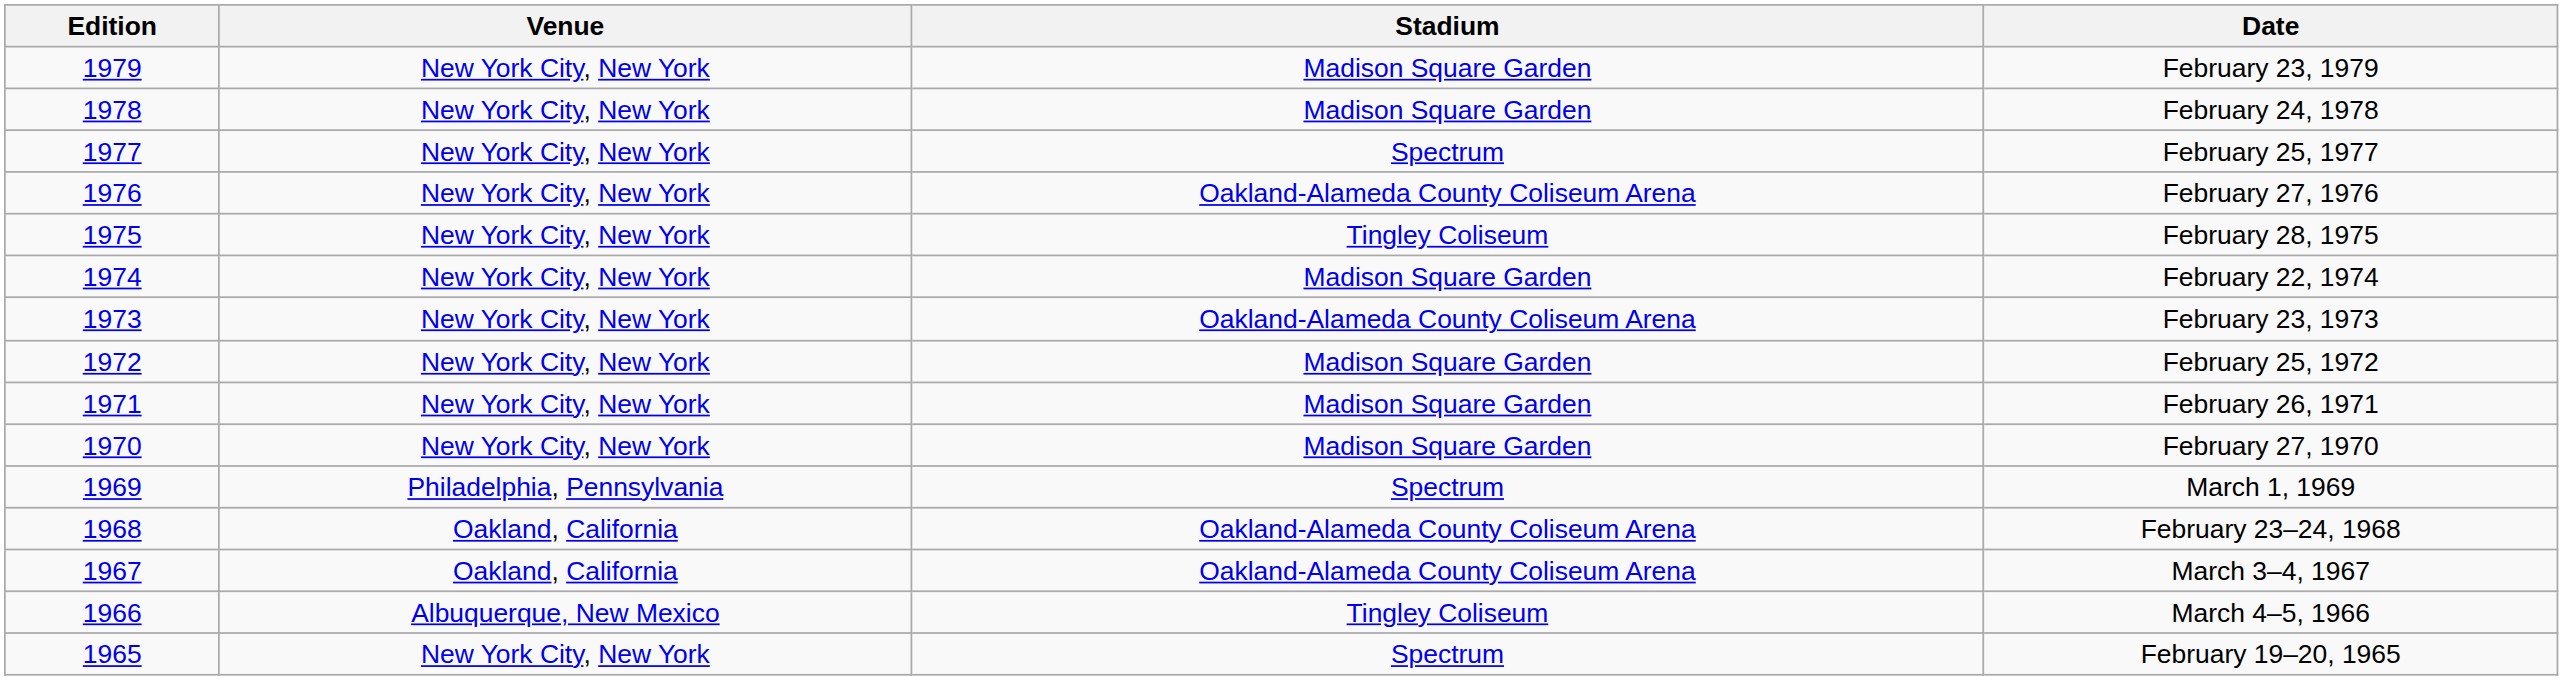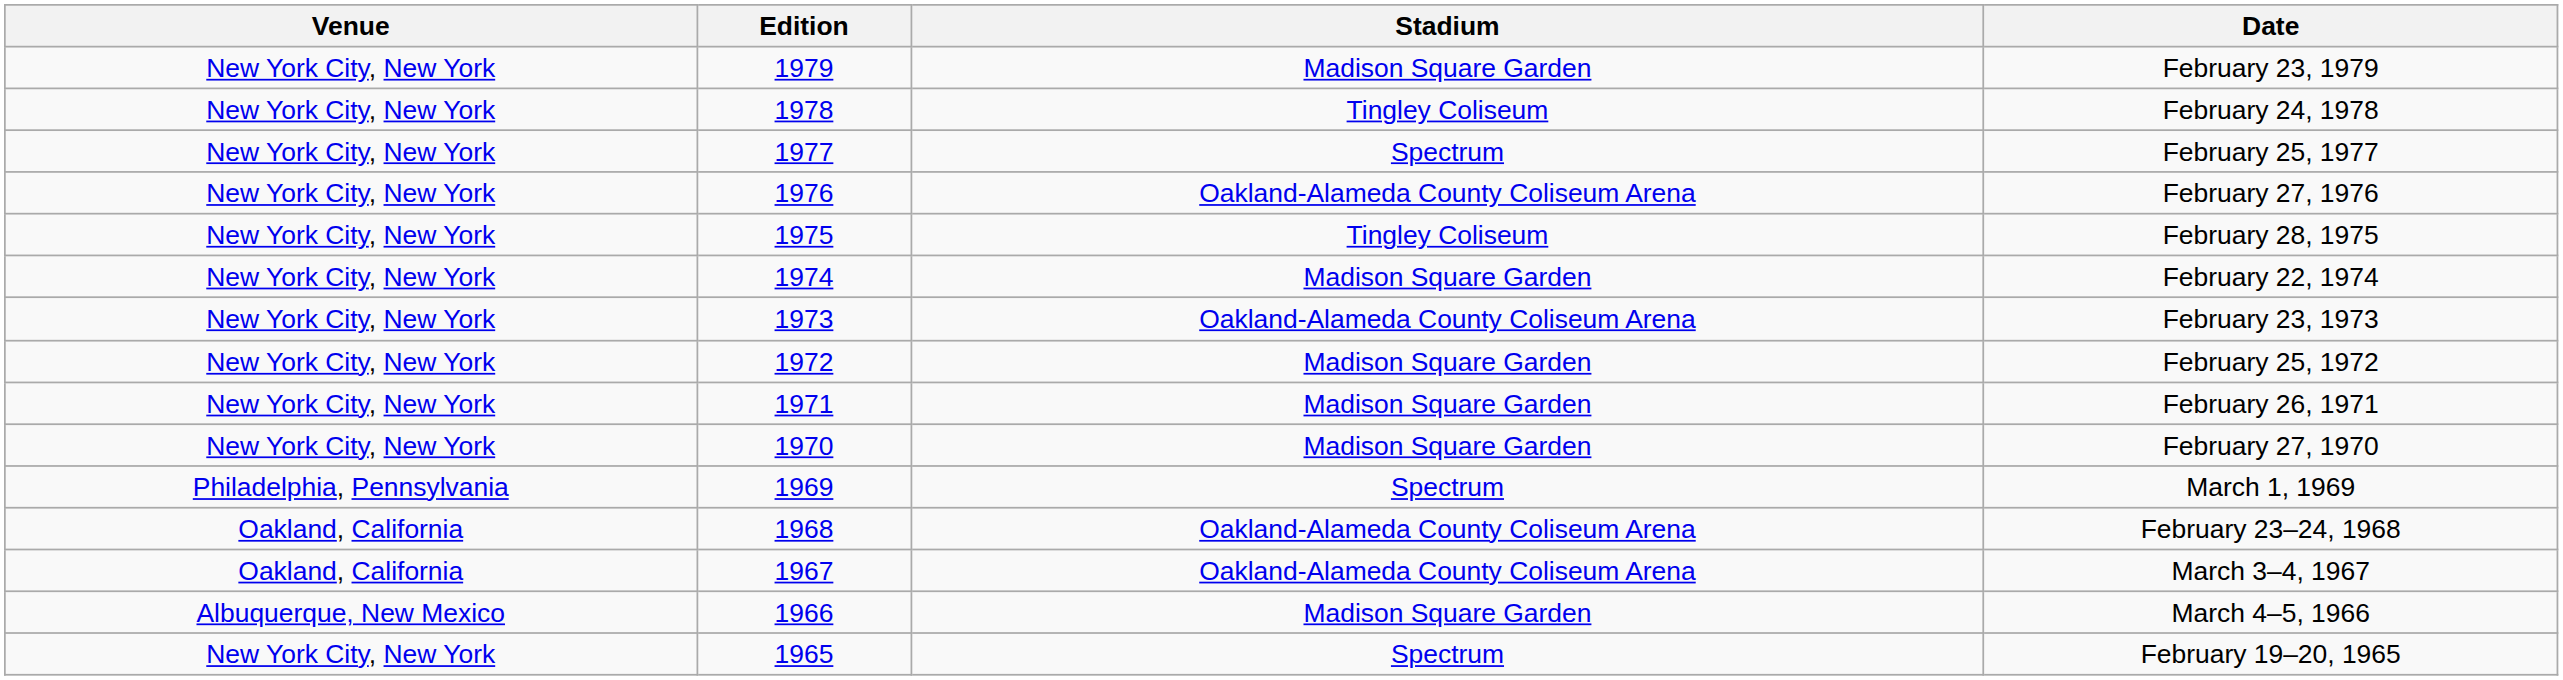columns swapped: (112, 26) <-> (565, 26)
(1447, 110) Madison Square Garden -> (1447, 110) Tingley Coliseum
(1447, 612) Tingley Coliseum -> (1447, 612) Madison Square Garden
